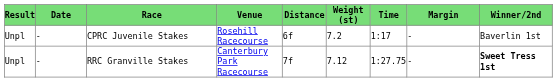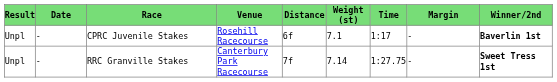(334, 36) 7.2 -> (334, 36) 7.1
(510, 36) normal -> (510, 36) bold
(337, 62) 7.12 -> (337, 62) 7.14
